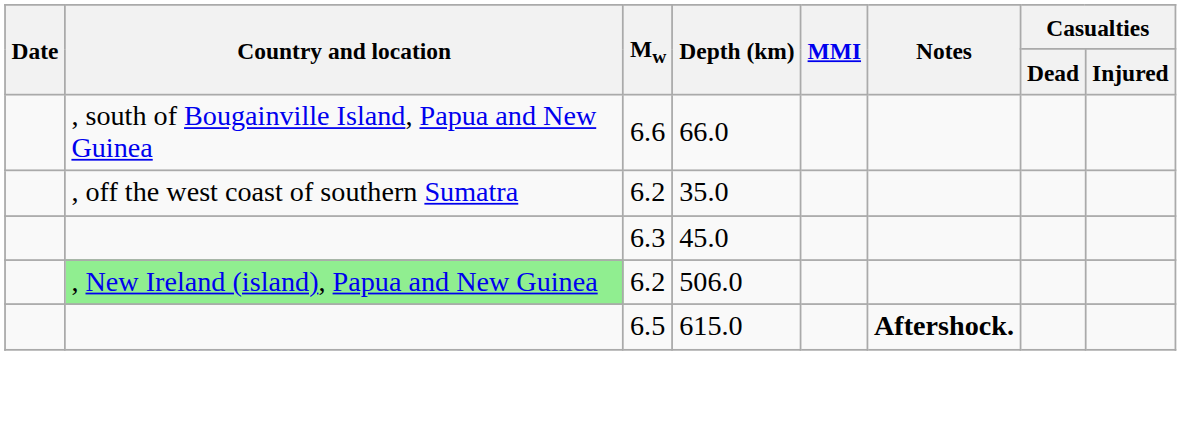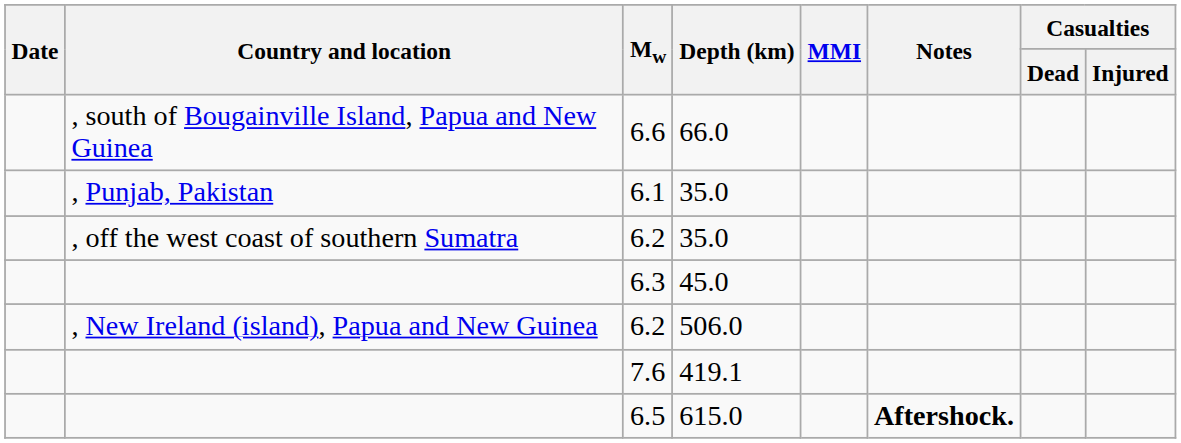+ row: (648, 192)
(335, 281) lightgreen background -> (335, 326) no background
+ row: (648, 371)
